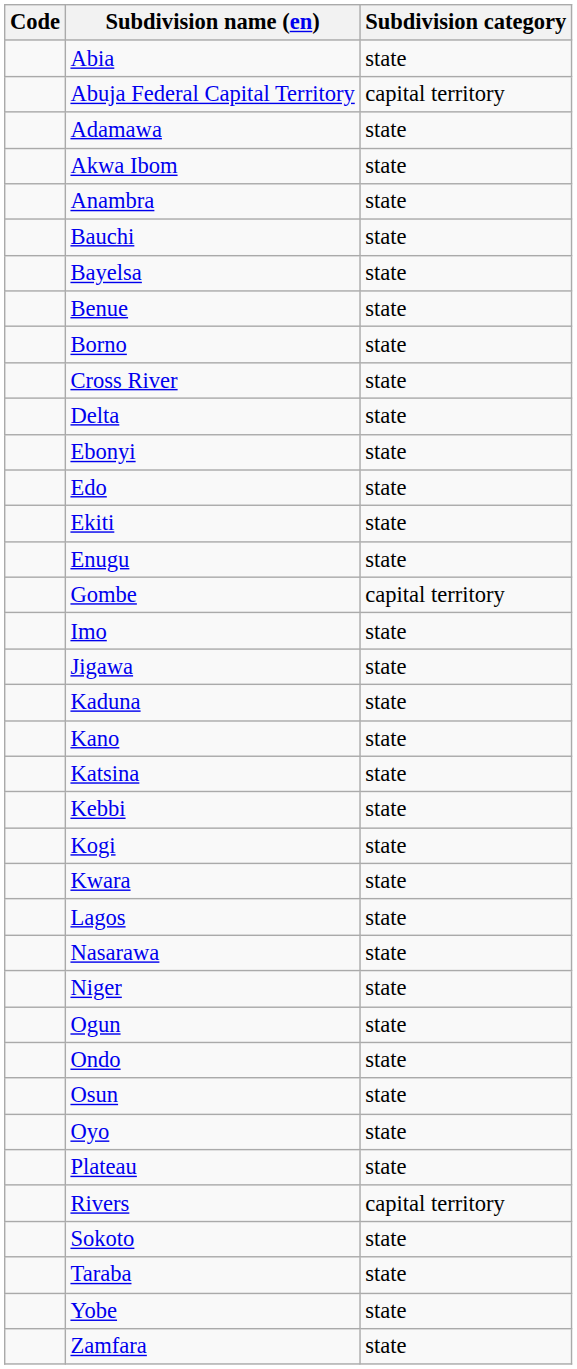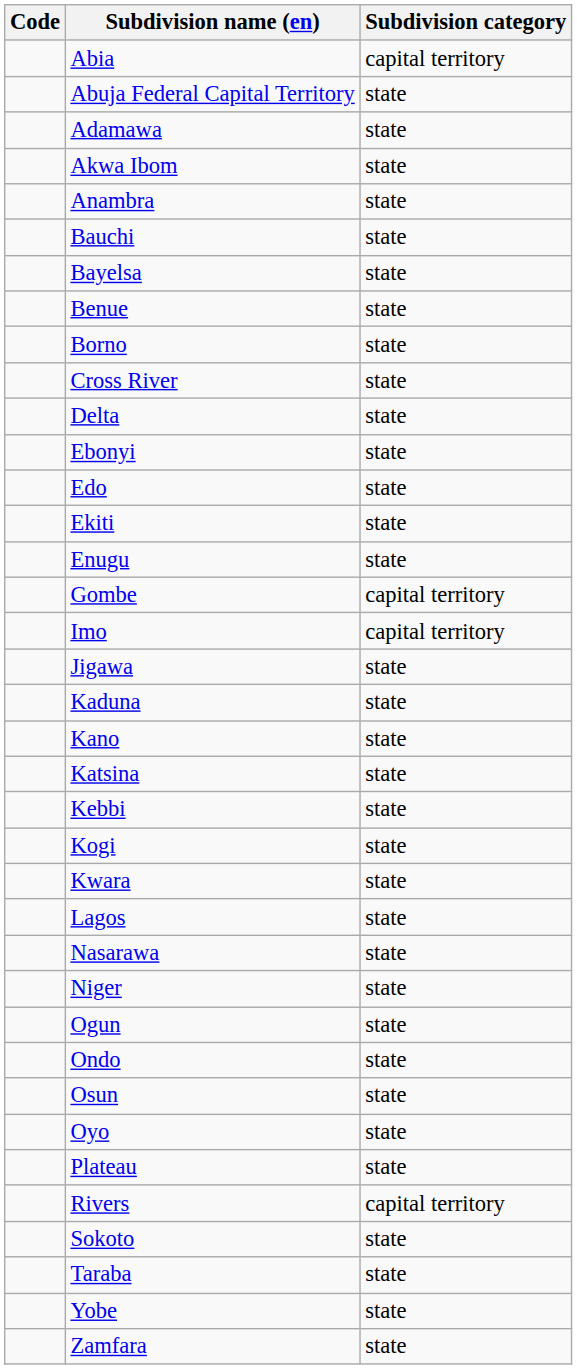(386, 58) state -> (435, 58) capital territory
(435, 93) capital territory -> (386, 93) state
(386, 630) state -> (435, 630) capital territory
